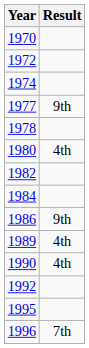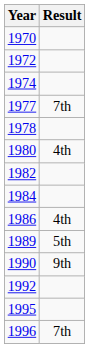(62, 106) 9th -> (62, 106) 7th
(62, 219) 9th -> (62, 219) 4th
(62, 241) 4th -> (62, 241) 5th
(62, 264) 4th -> (62, 264) 9th
